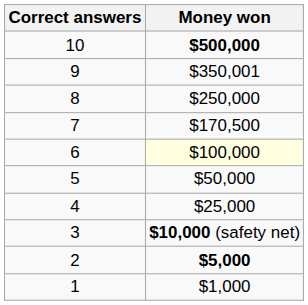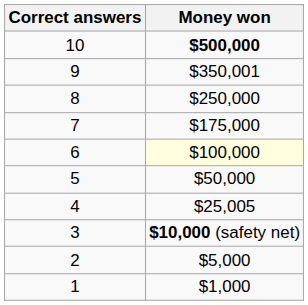(225, 125) $170,500 -> (225, 125) $175,000
(225, 206) $25,000 -> (225, 206) $25,005
(225, 260) bold -> (225, 260) normal
